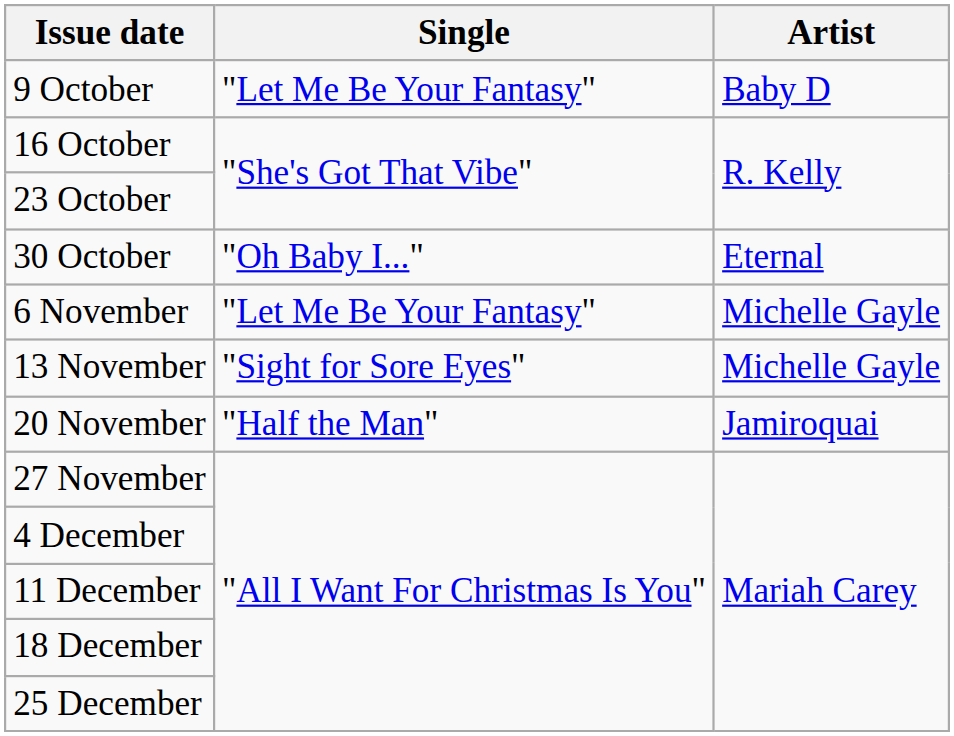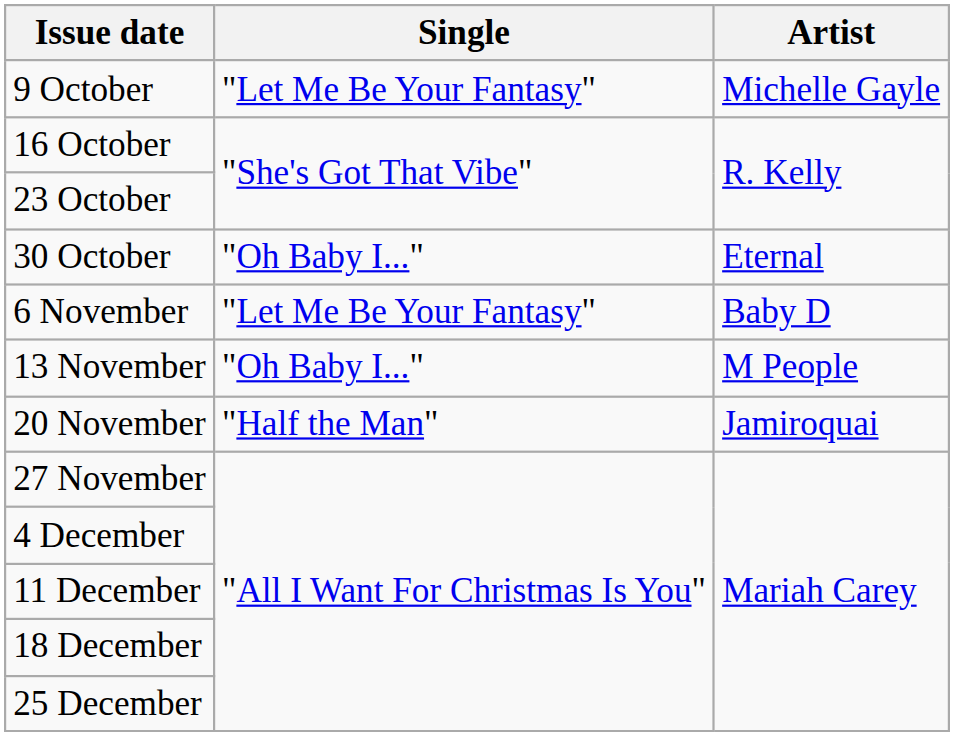(776, 88) Baby D -> (831, 88) Michelle Gayle
(831, 311) Michelle Gayle -> (776, 311) Baby D
(374, 367) "Sight for Sore Eyes" -> (323, 367) "Oh Baby I..."
(831, 367) Michelle Gayle -> (790, 367) M People
